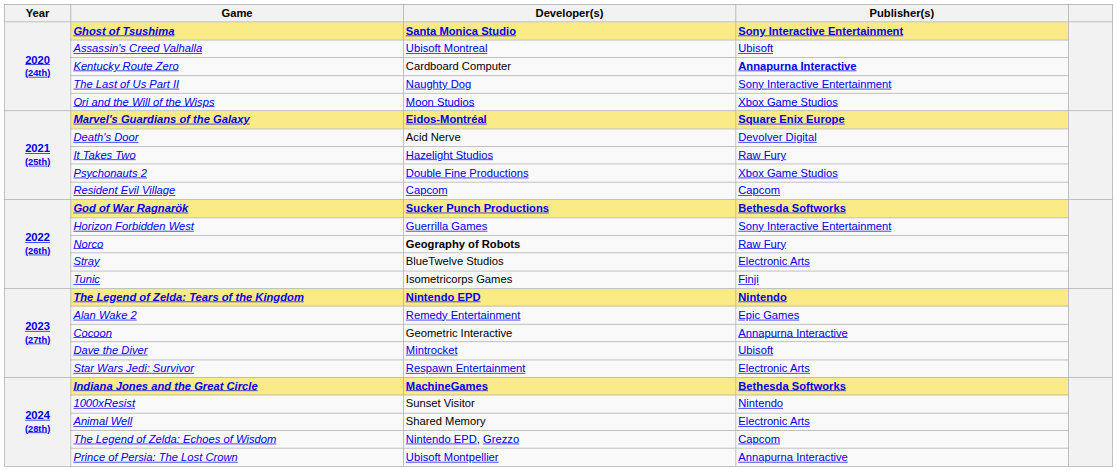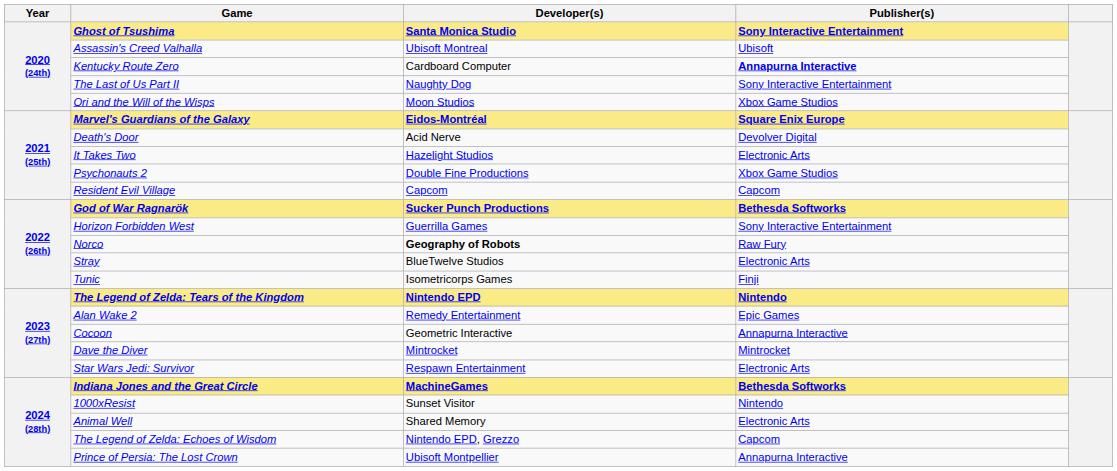(762, 155) Raw Fury -> (774, 155) Electronic Arts
(756, 350) Ubisoft -> (764, 350) Mintrocket
